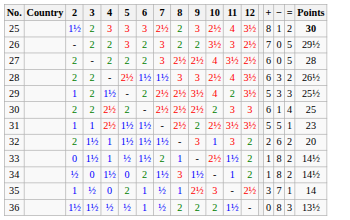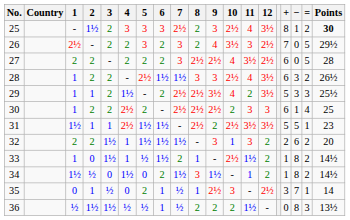+ column: (75, 12)
(197, 45) 2 -> (215, 45) 4
